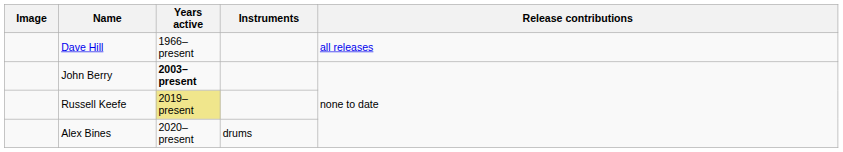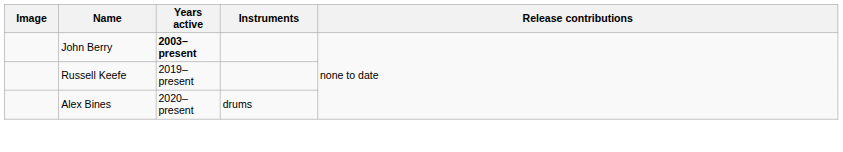- row: (82, 47)
(176, 104) khaki background -> (176, 76) no background
